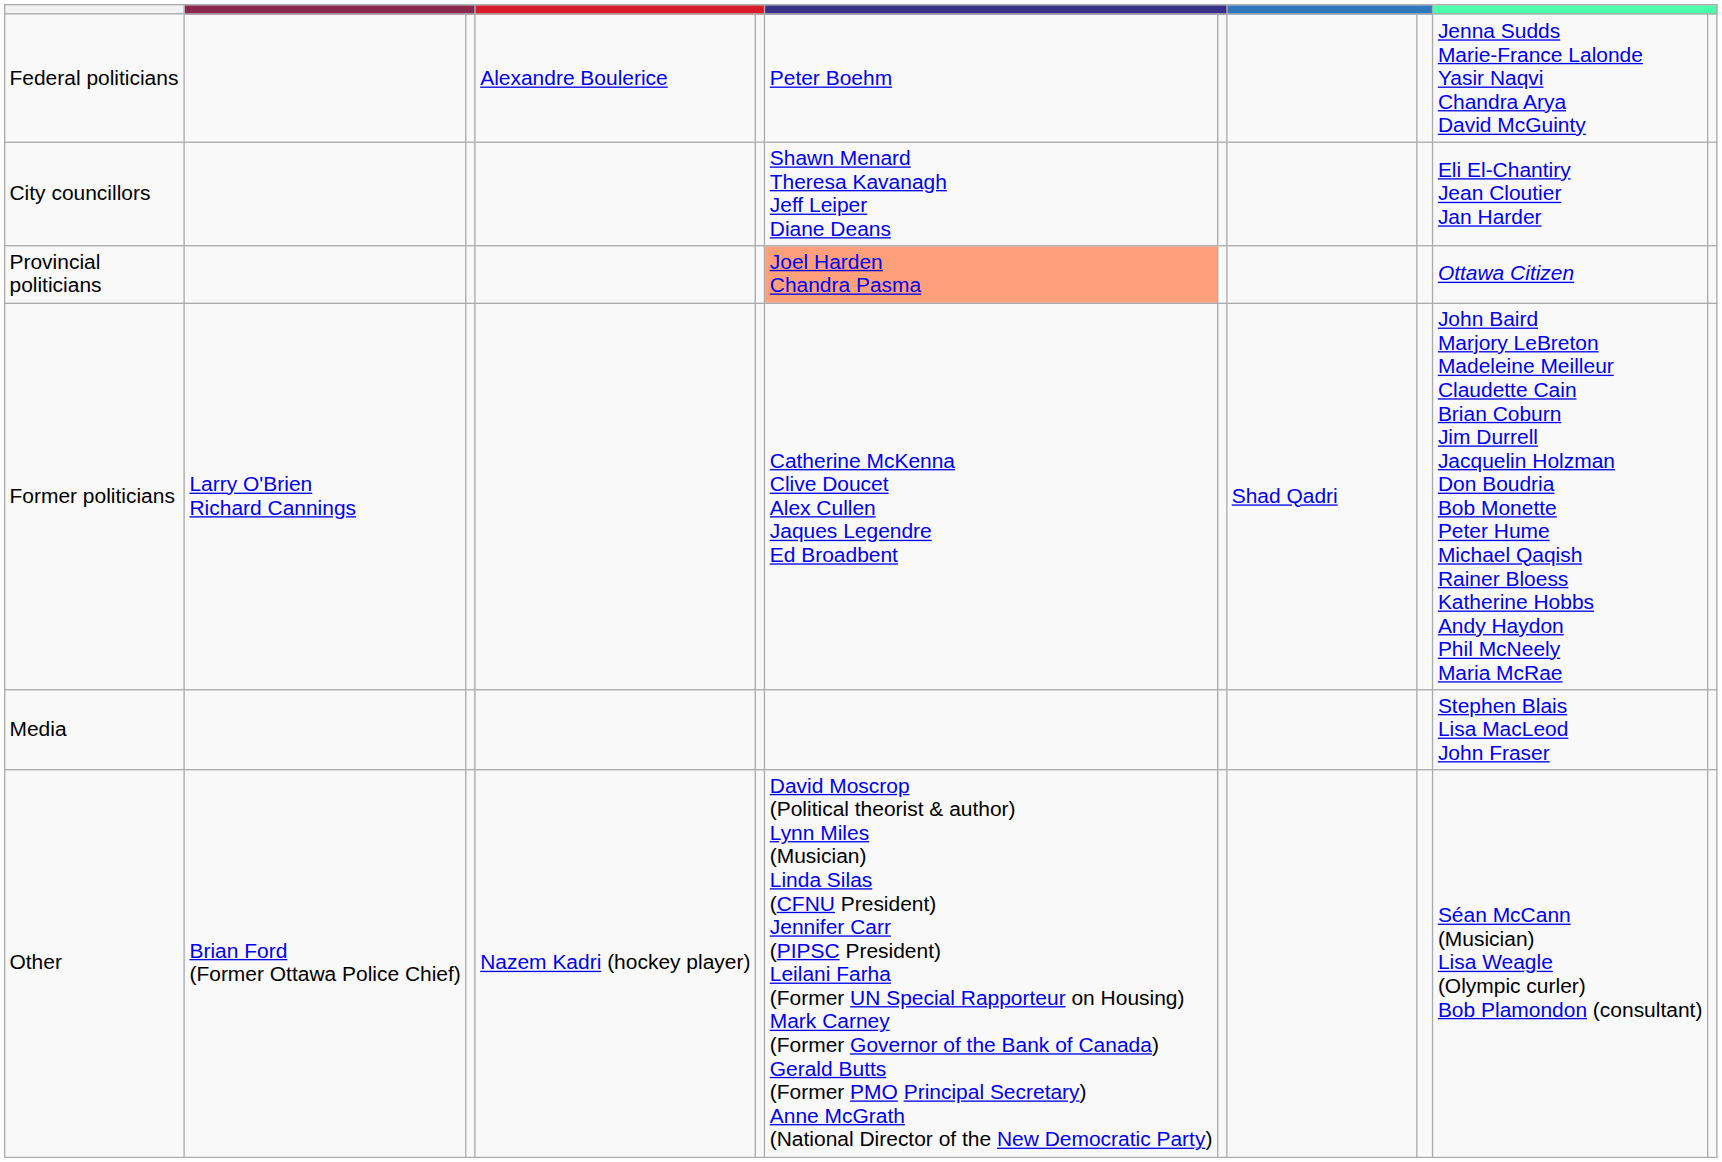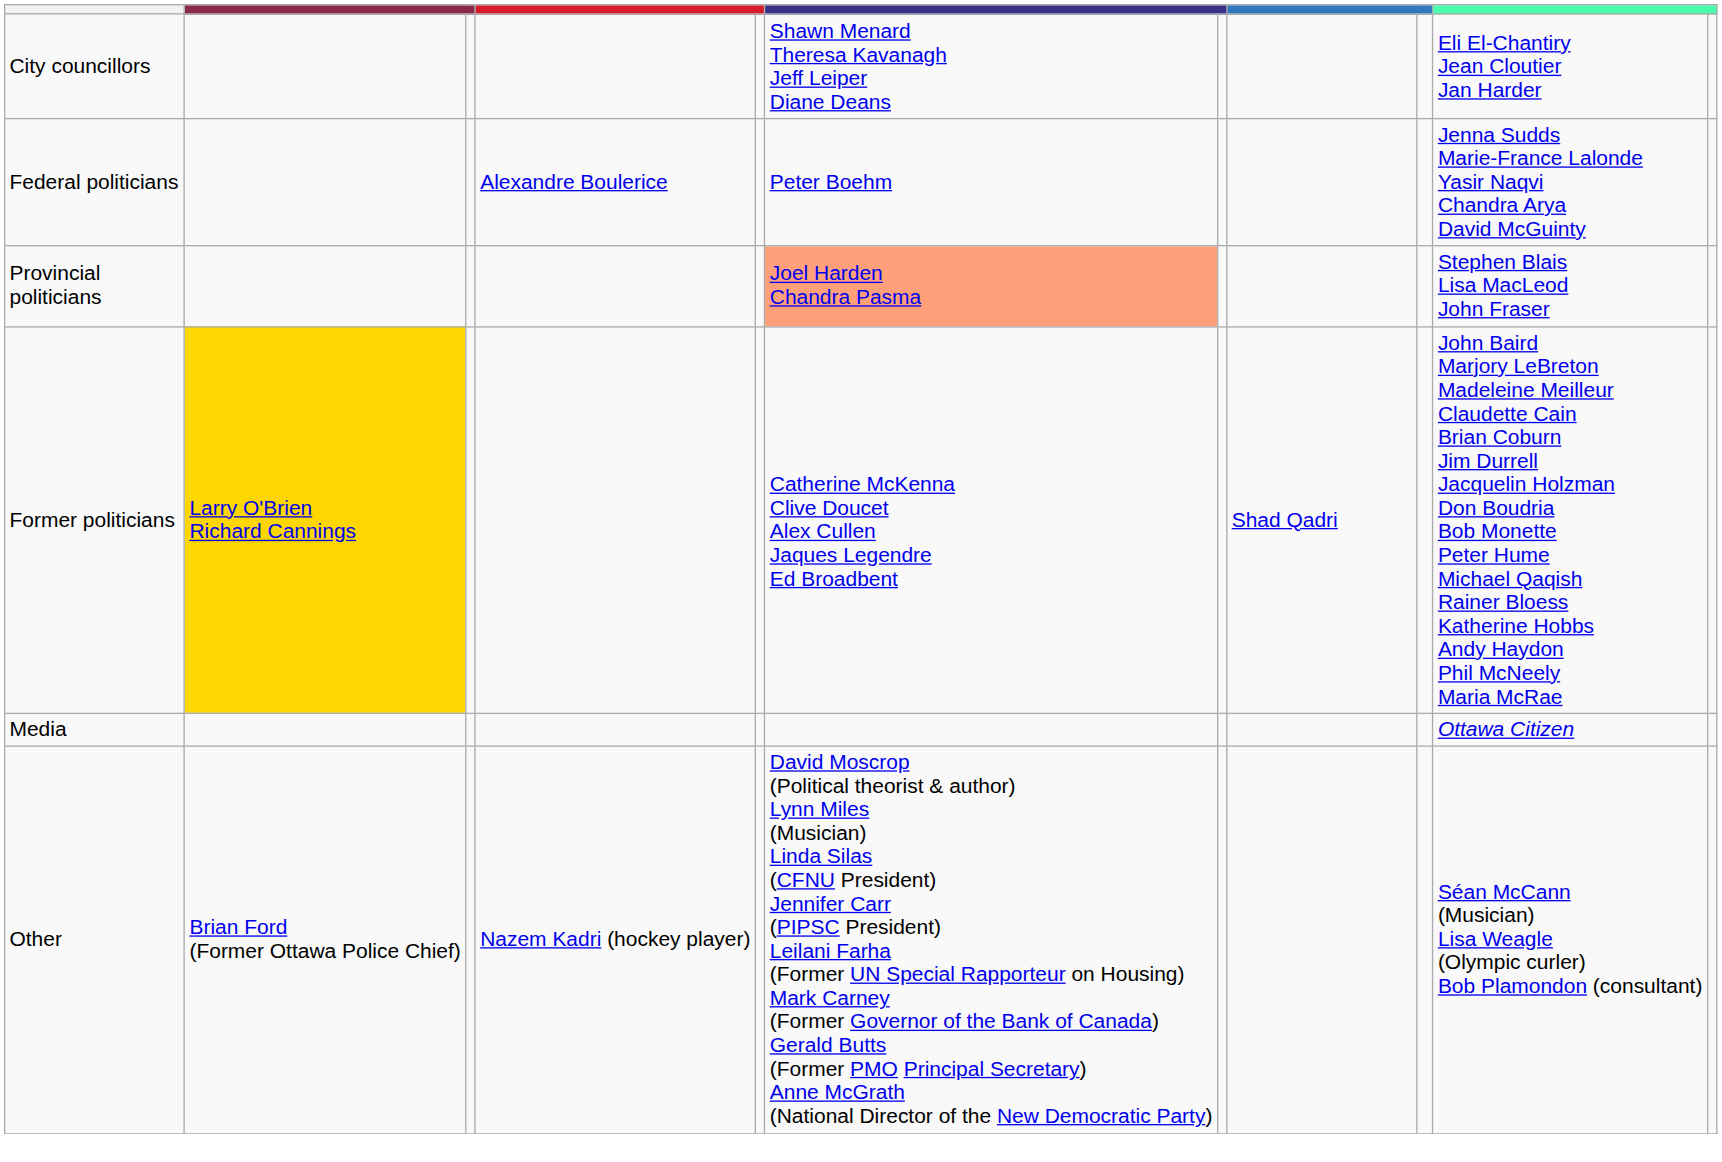rows swapped: (80, 193) <-> (94, 77)
(1506, 274) Ottawa Citizen -> (1503, 285) Stephen Blais Lisa MacLeod John Fraser
(273, 495) no background -> (273, 519) gold background
(1503, 729) Stephen Blais Lisa MacLeod John Fraser -> (1506, 729) Ottawa Citizen
